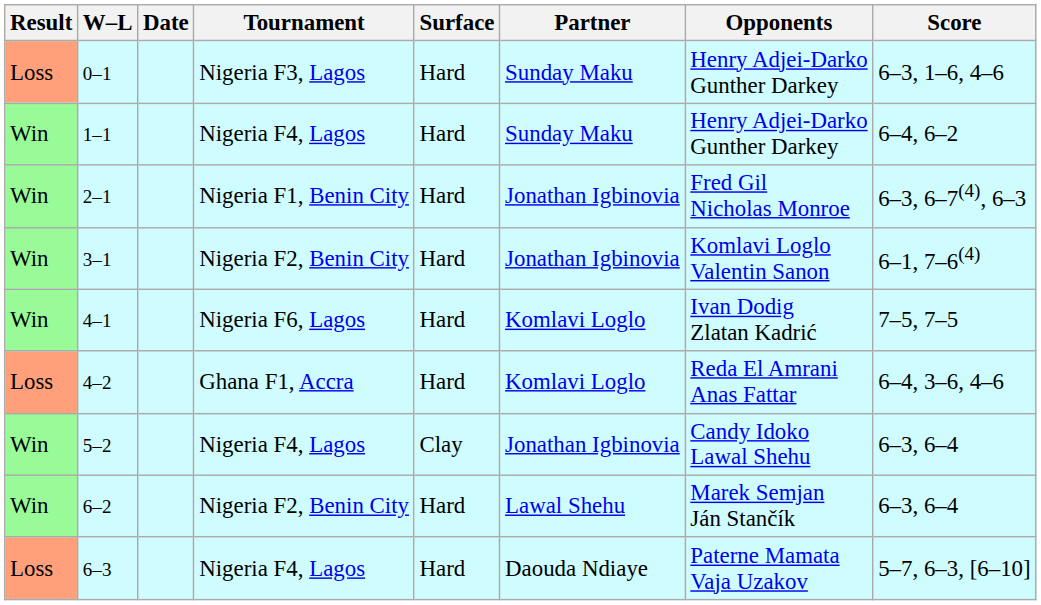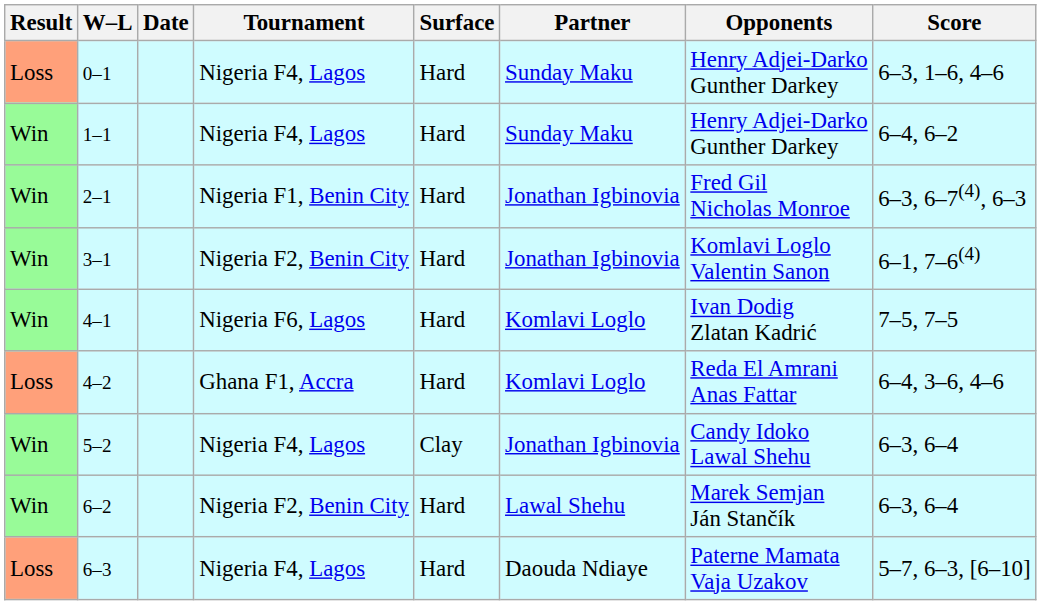(282, 71) Nigeria F3, Lagos -> (282, 71) Nigeria F4, Lagos
